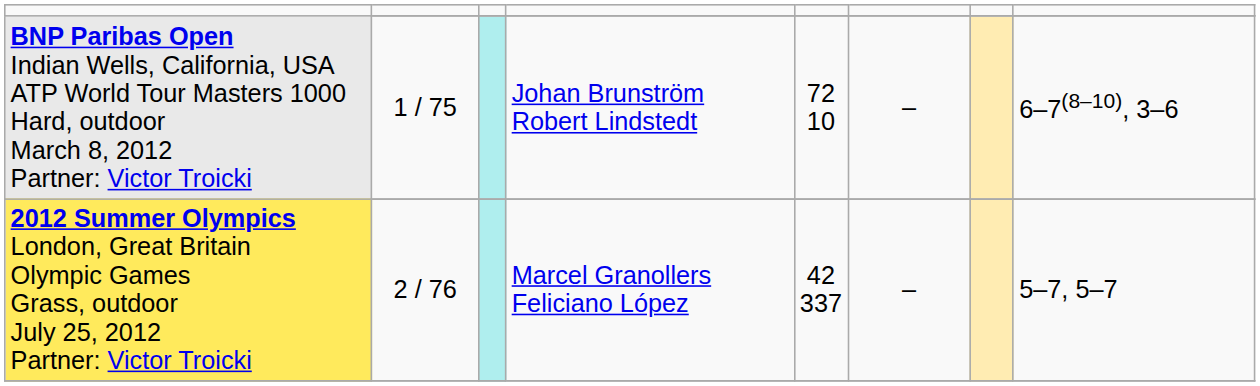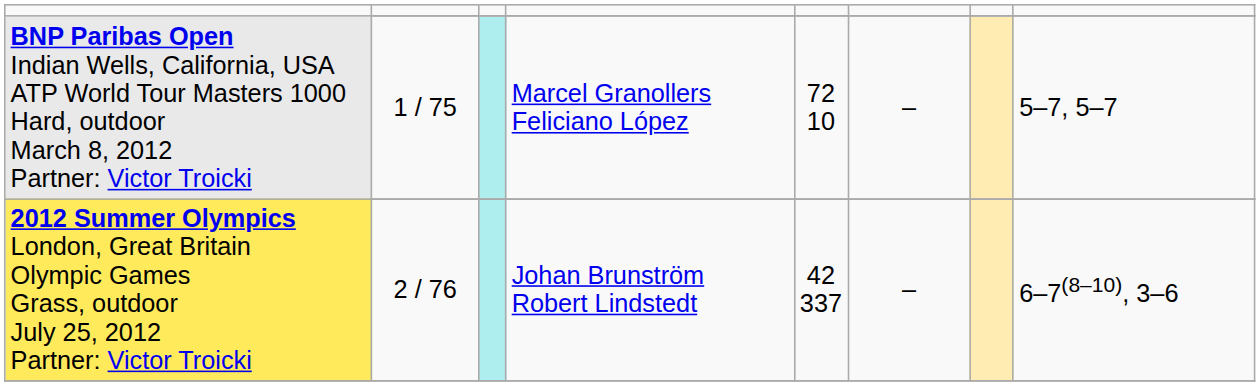(608, 107) Johan Brunström Robert Lindstedt -> (611, 107) Marcel Granollers Feliciano López
(1099, 107) 6–7(8–10), 3–6 -> (1068, 107) 5–7, 5–7
(611, 289) Marcel Granollers Feliciano López -> (608, 289) Johan Brunström Robert Lindstedt
(1068, 289) 5–7, 5–7 -> (1099, 289) 6–7(8–10), 3–6
